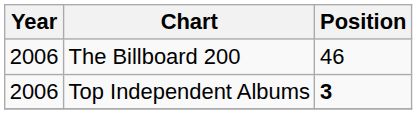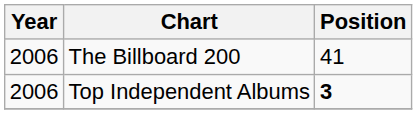(332, 56) 46 -> (332, 56) 41
